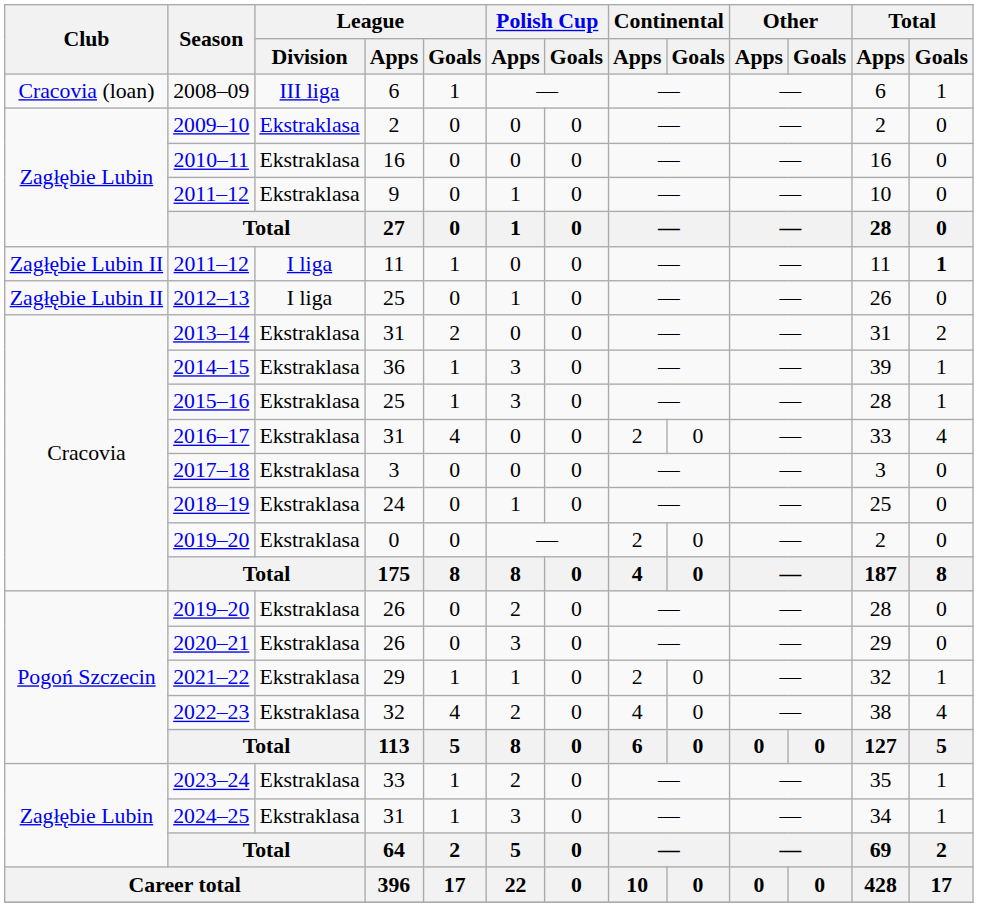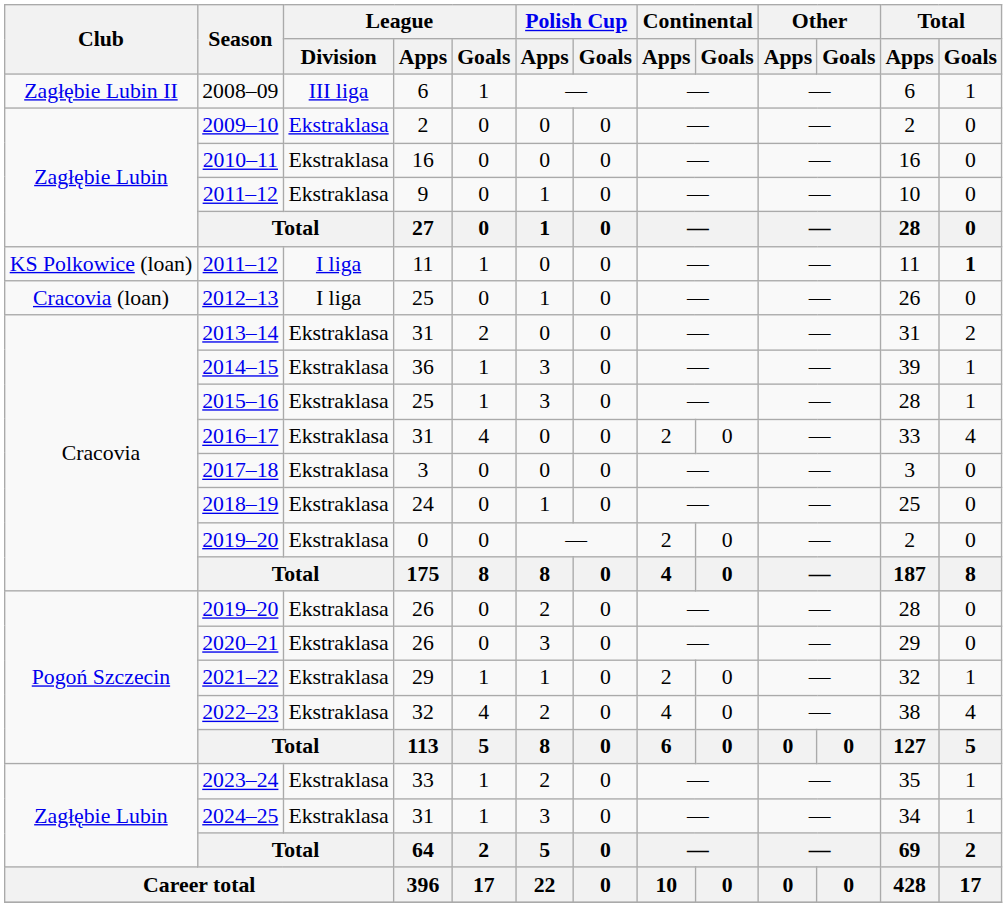(86, 90) Cracovia (loan) -> (101, 90) Zagłębie Lubin II
(86, 263) Zagłębie Lubin II -> (101, 263) KS Polkowice (loan)
(86, 297) Zagłębie Lubin II -> (101, 297) Cracovia (loan)
